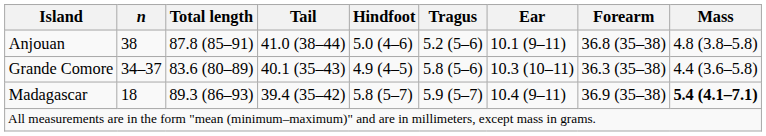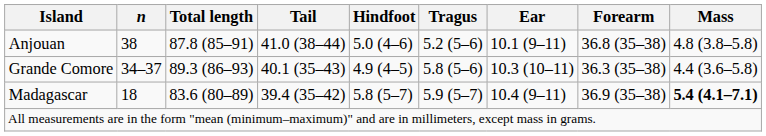(211, 69) 83.6 (80–89) -> (211, 69) 89.3 (86–93)
(211, 95) 89.3 (86–93) -> (211, 95) 83.6 (80–89)
